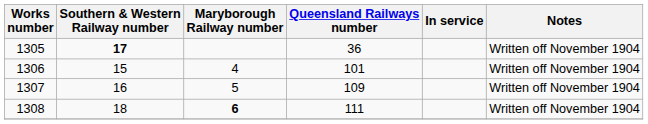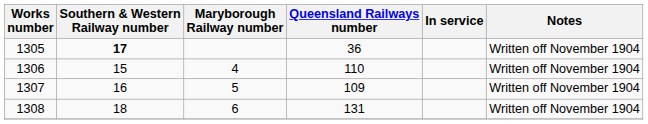(354, 68) 101 -> (354, 68) 110
(235, 108) bold -> (235, 108) normal
(354, 108) 111 -> (354, 108) 131
